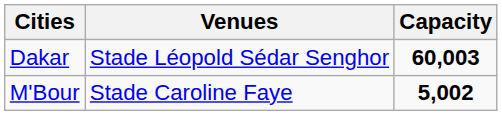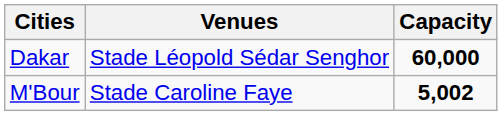(446, 57) 60,003 -> (446, 57) 60,000
